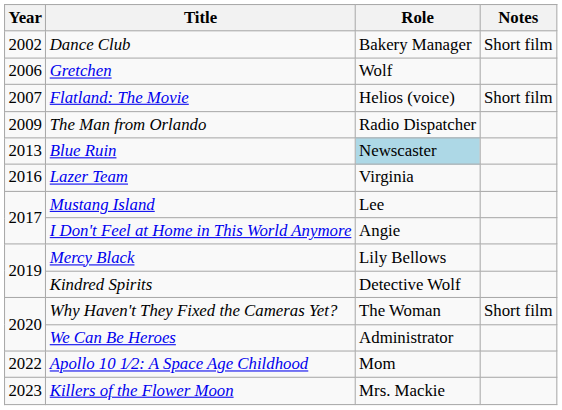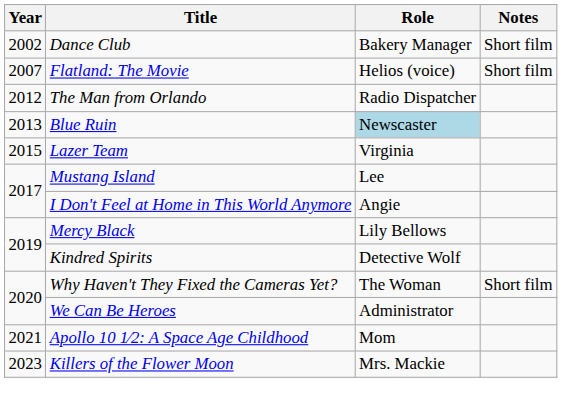- row: (81, 71)
(25, 124) 2009 -> (25, 97) 2012
(25, 177) 2016 -> (25, 151) 2015
(25, 364) 2022 -> (25, 337) 2021
